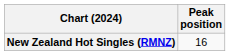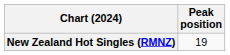(201, 42) 16 -> (201, 42) 19
